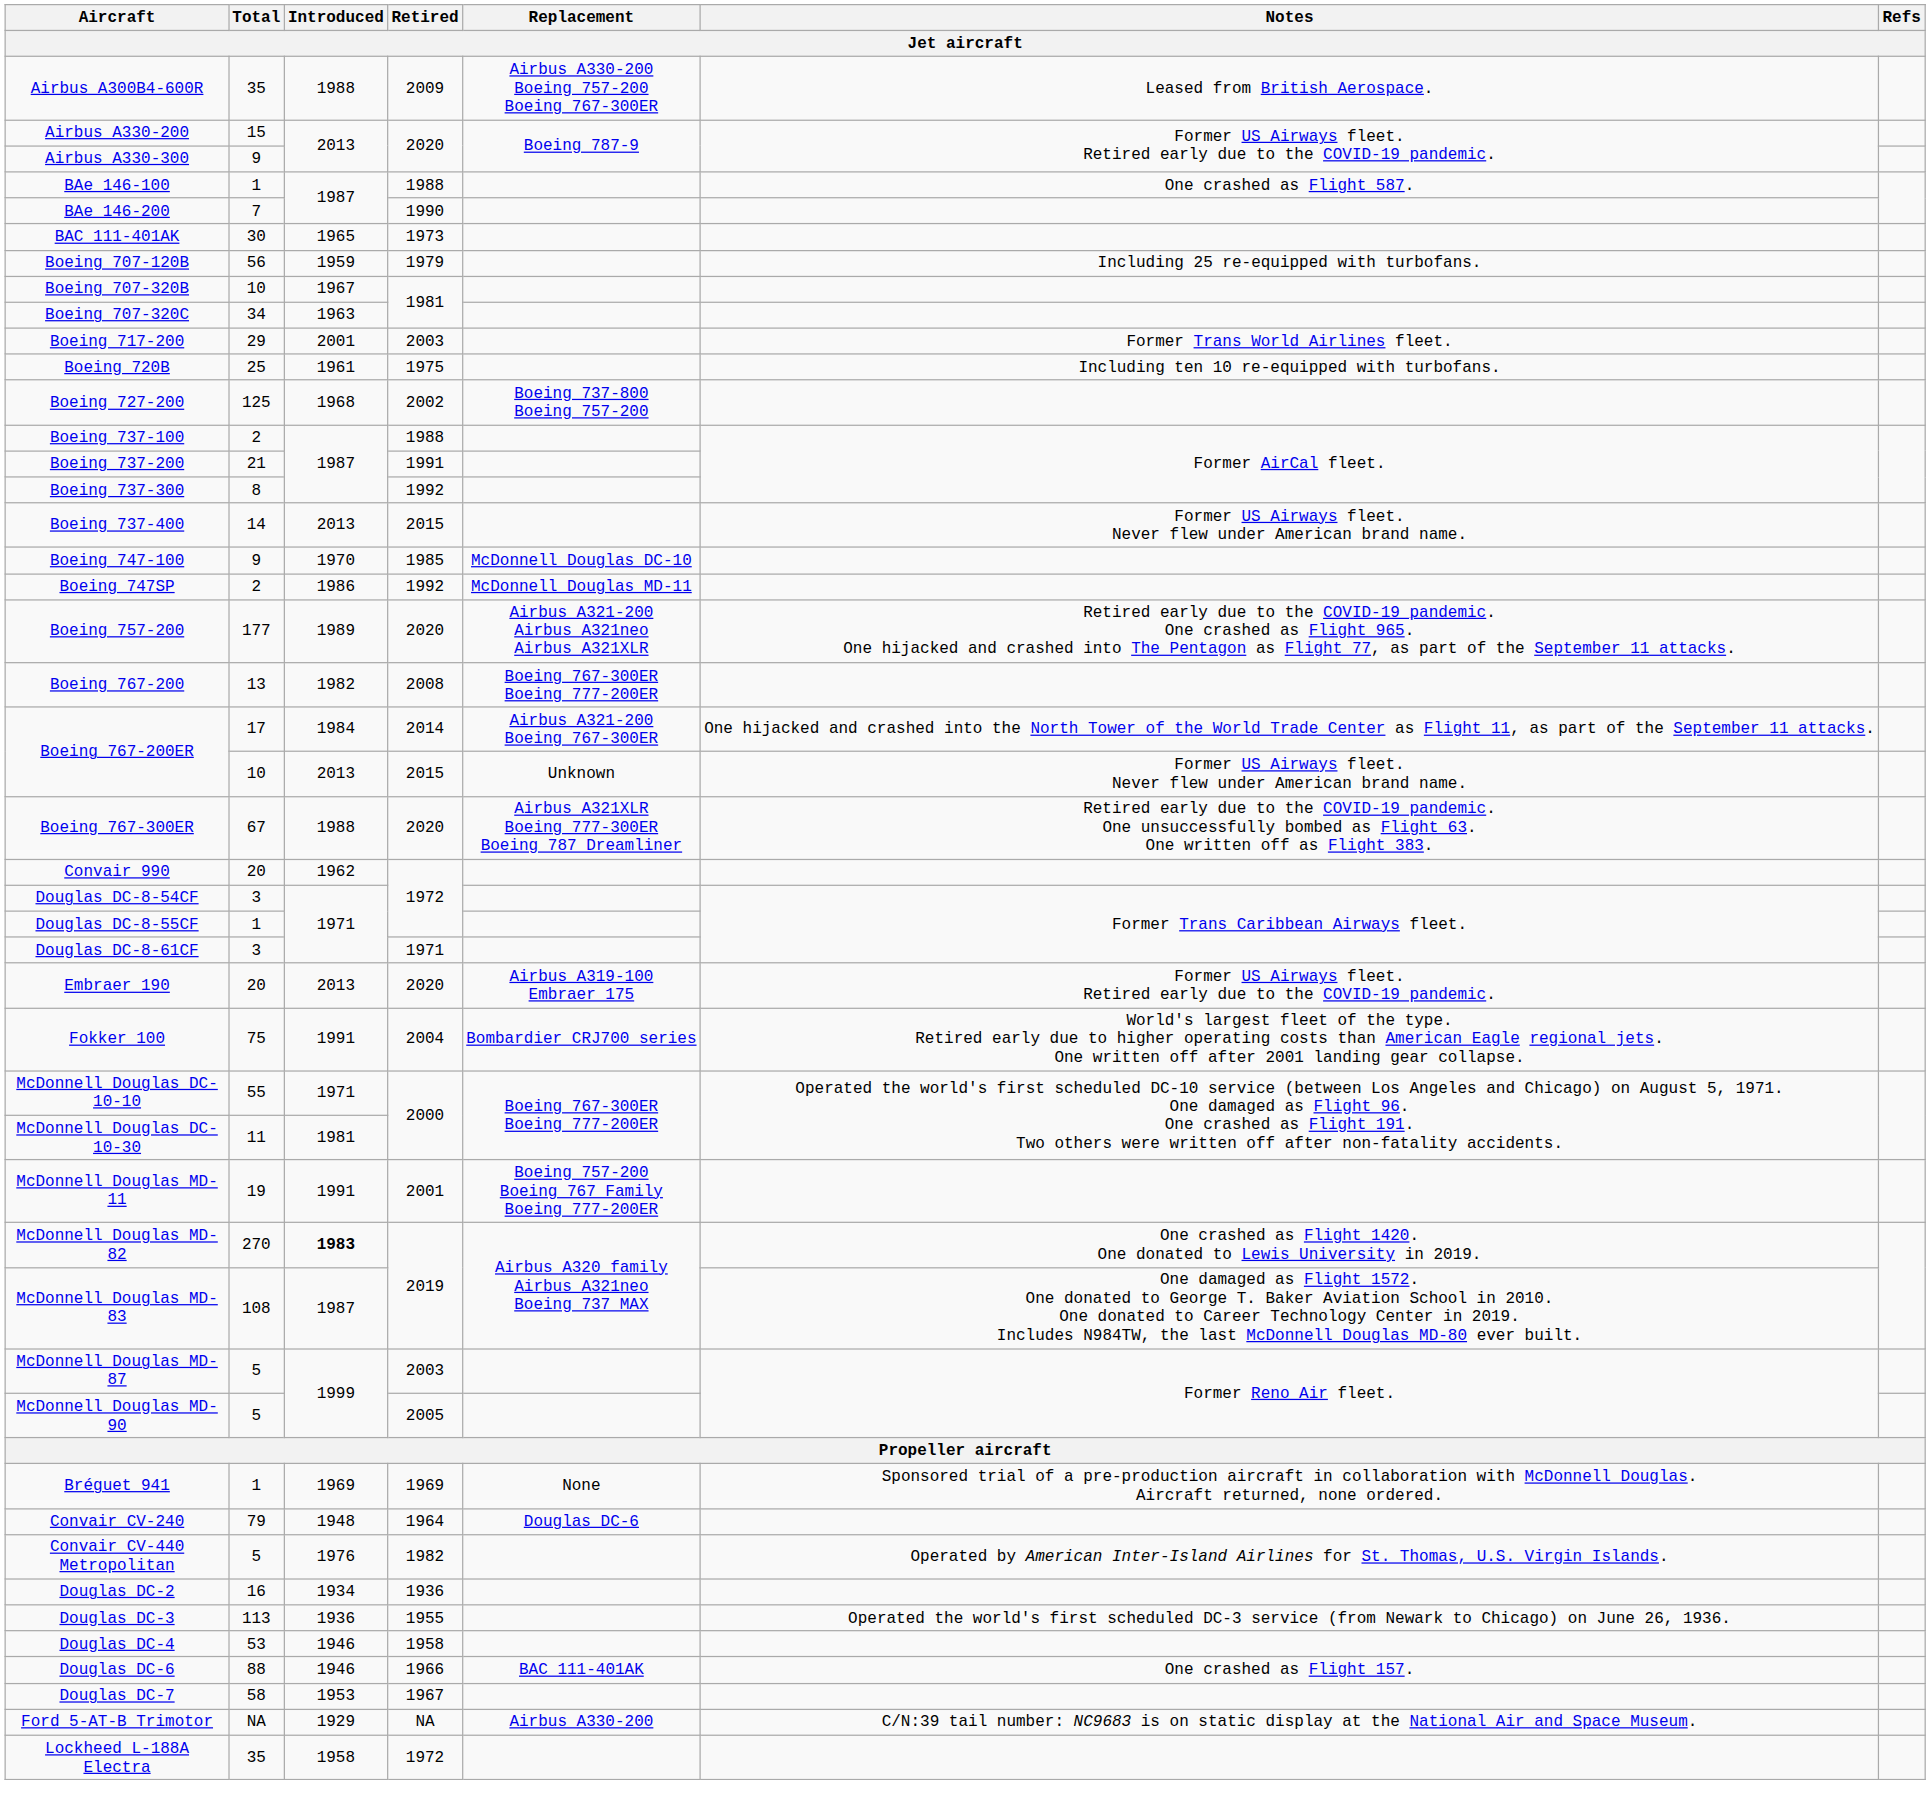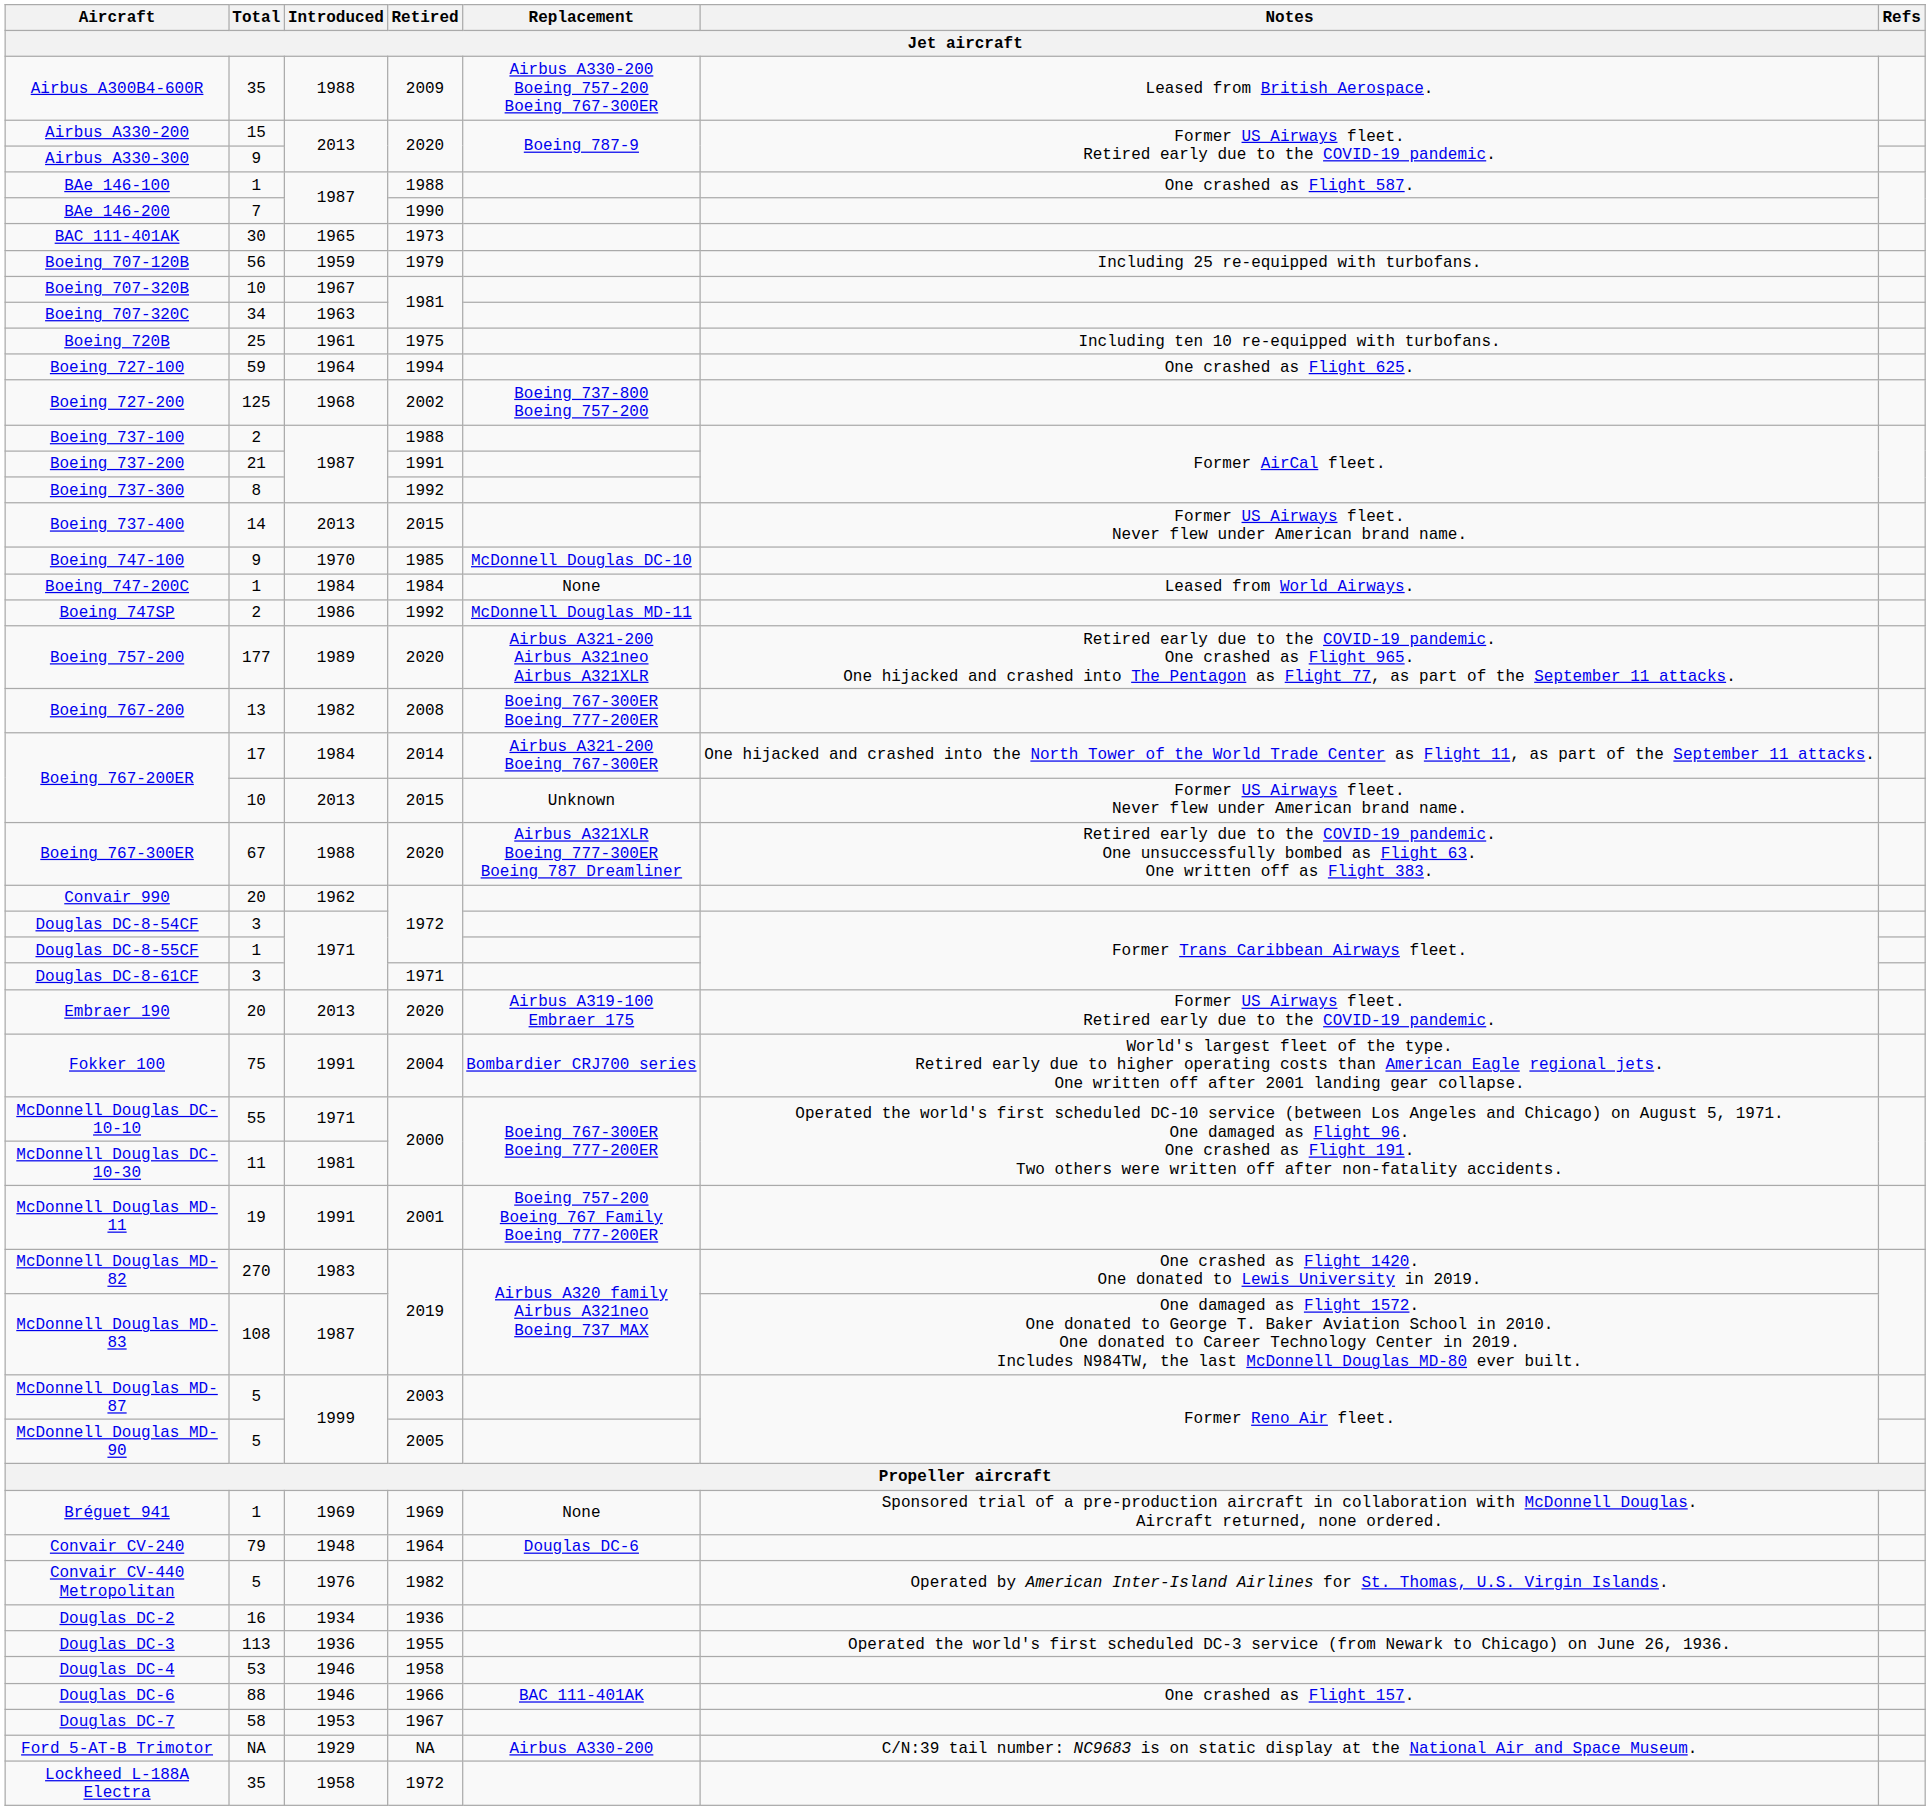- row: (117, 341)
+ row: (117, 367)
+ row: (117, 587)
(336, 1245) bold -> (336, 1271) normal
